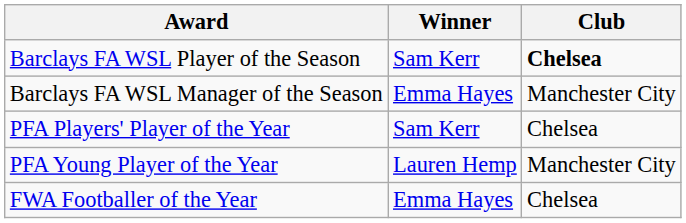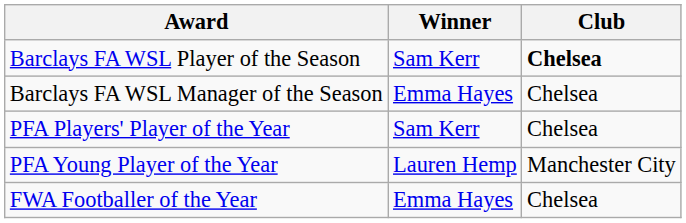(601, 93) Manchester City -> (563, 93) Chelsea
